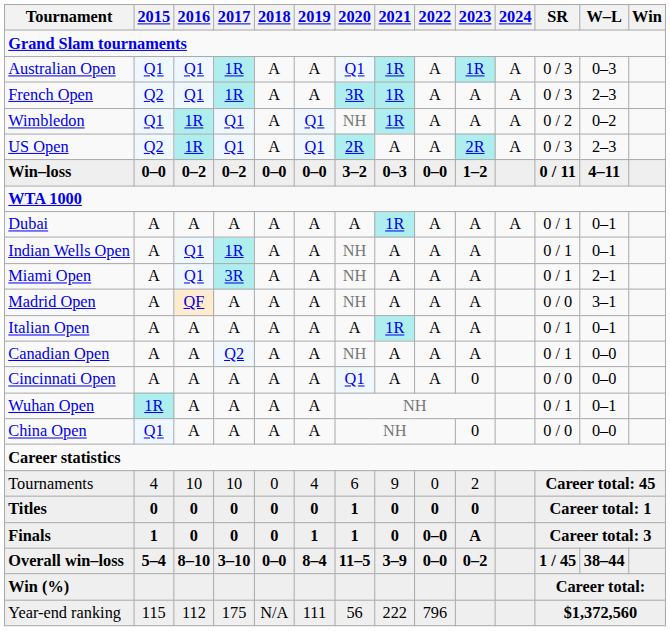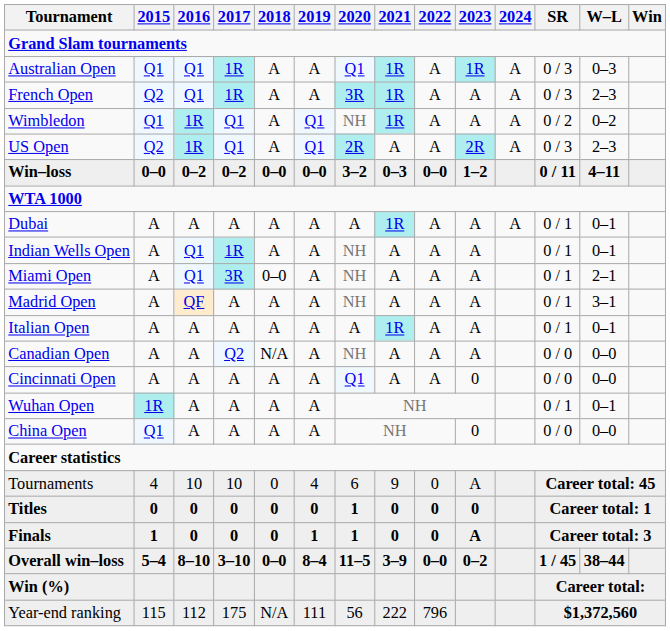(274, 276) A -> (274, 276) 0–0
(558, 302) 0 / 0 -> (558, 302) 0 / 1
(274, 353) A -> (274, 353) N/A
(558, 353) 0 / 1 -> (558, 353) 0 / 0
(475, 483) 2 -> (475, 483) A
(435, 535) 0–0 -> (435, 535) 0
